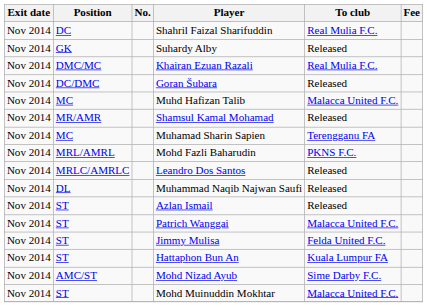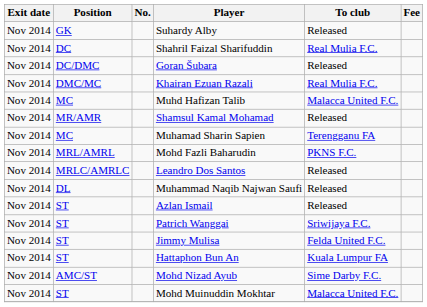rows swapped: (186, 48) <-> (214, 30)
rows swapped: (186, 83) <-> (204, 65)
(353, 223) Malacca United F.C. -> (339, 223) Sriwijaya F.C.
